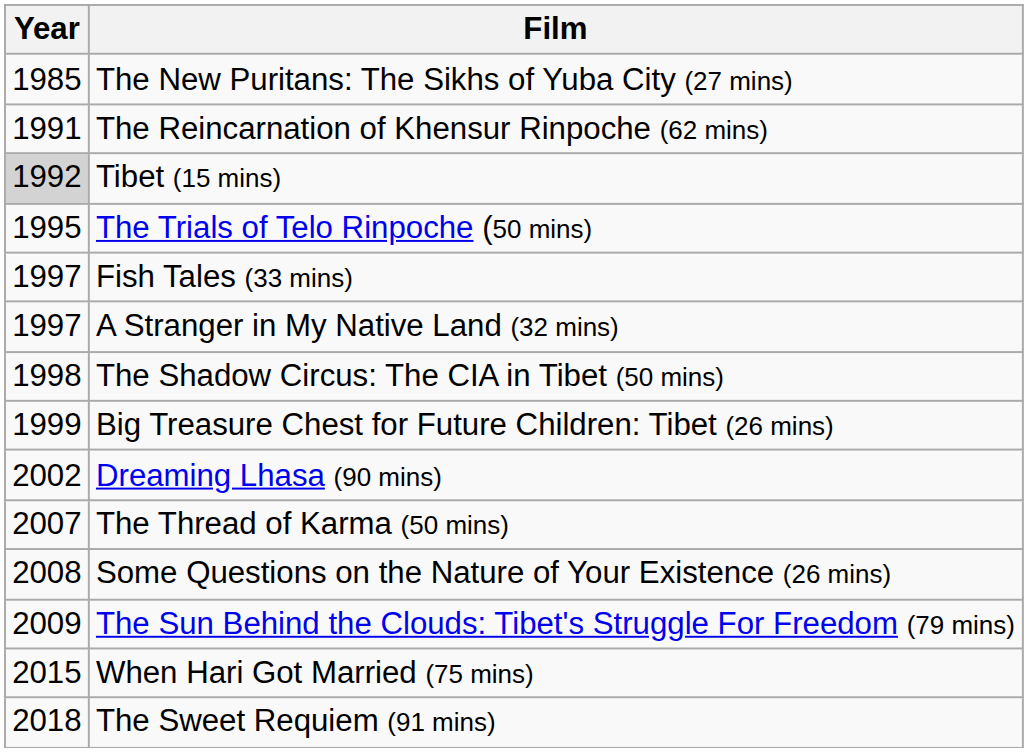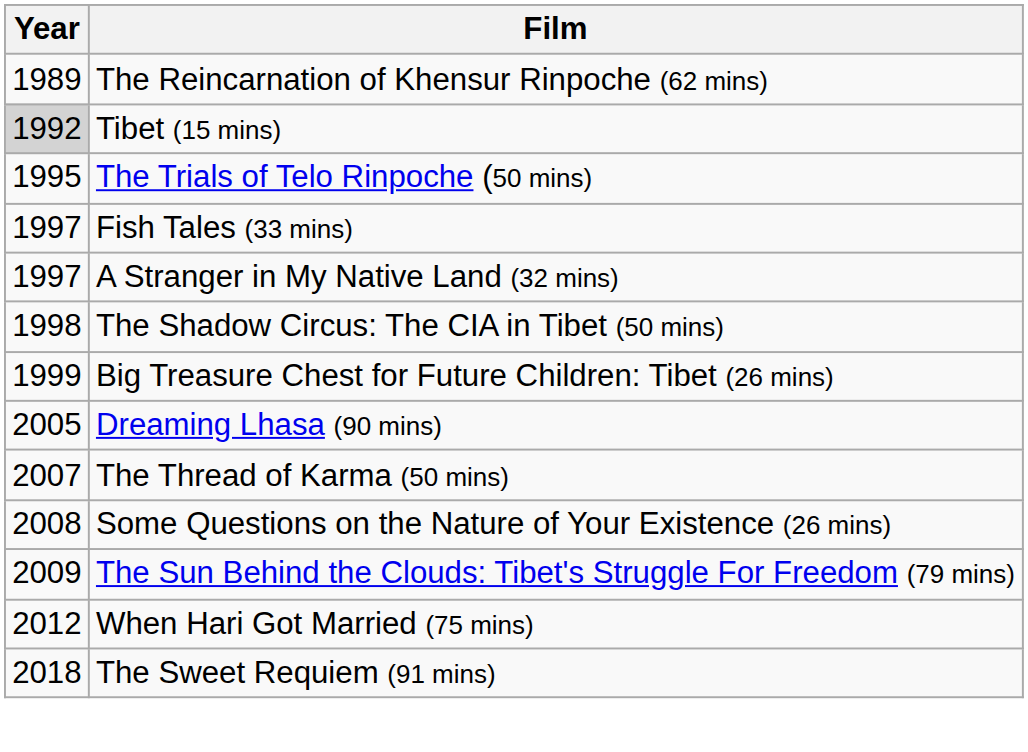- row: (444, 78)
(47, 128) 1991 -> (47, 78) 1989
(47, 474) 2002 -> (47, 425) 2005
(47, 672) 2015 -> (47, 623) 2012
